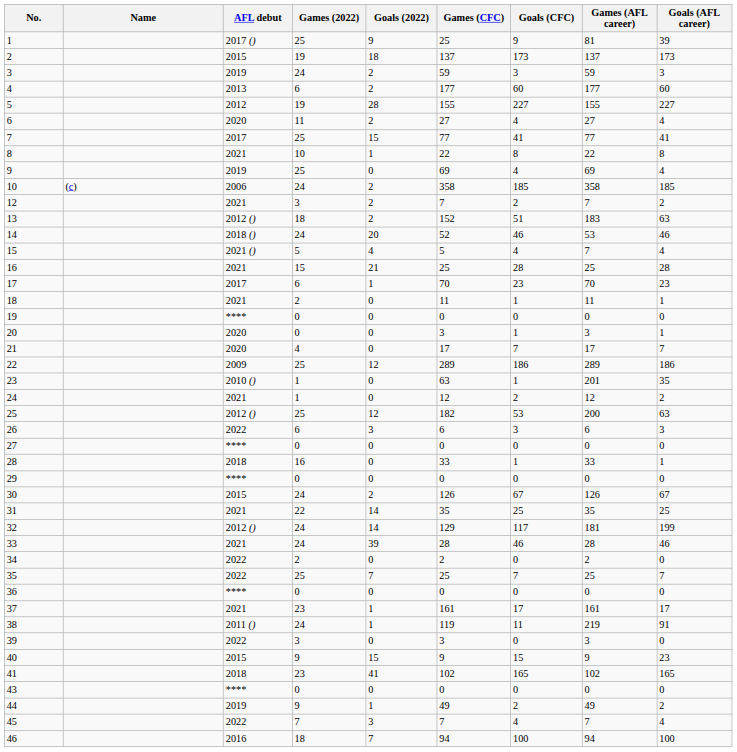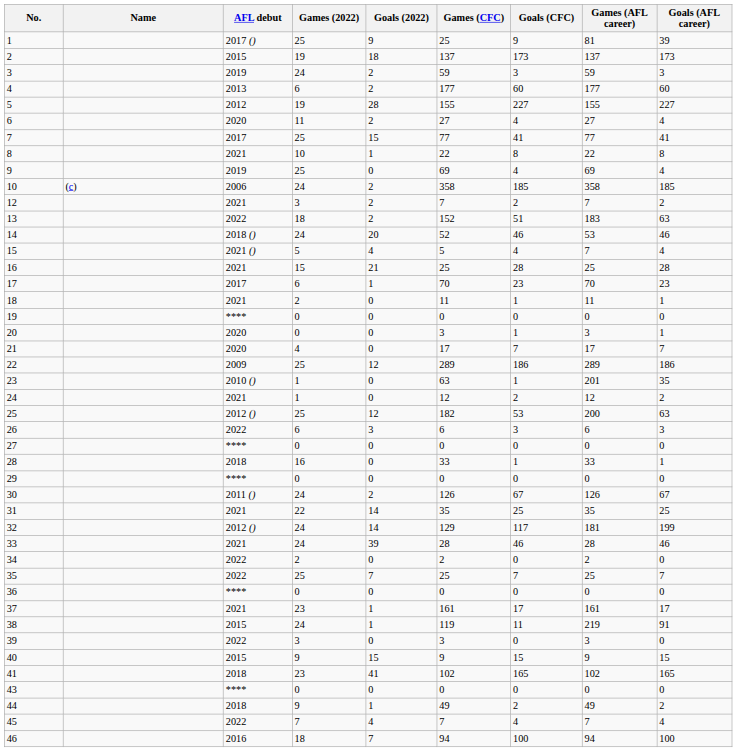(241, 219) 2012 () -> (236, 219) 2022
(236, 495) 2015 -> (241, 495) 2011 ()
(241, 625) 2011 () -> (236, 625) 2015
(664, 657) 23 -> (664, 657) 15
(236, 706) 2019 -> (236, 706) 2018
(371, 722) 3 -> (371, 722) 4
